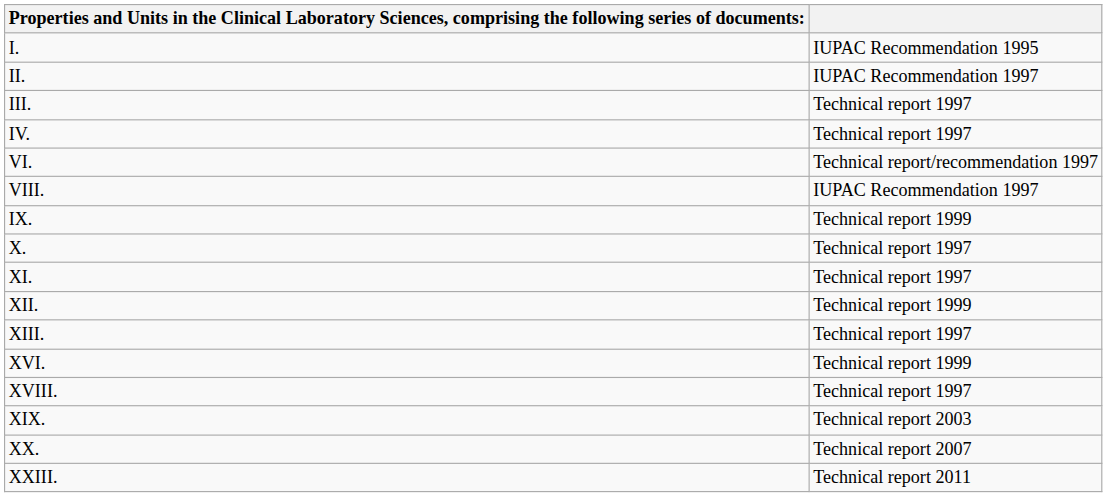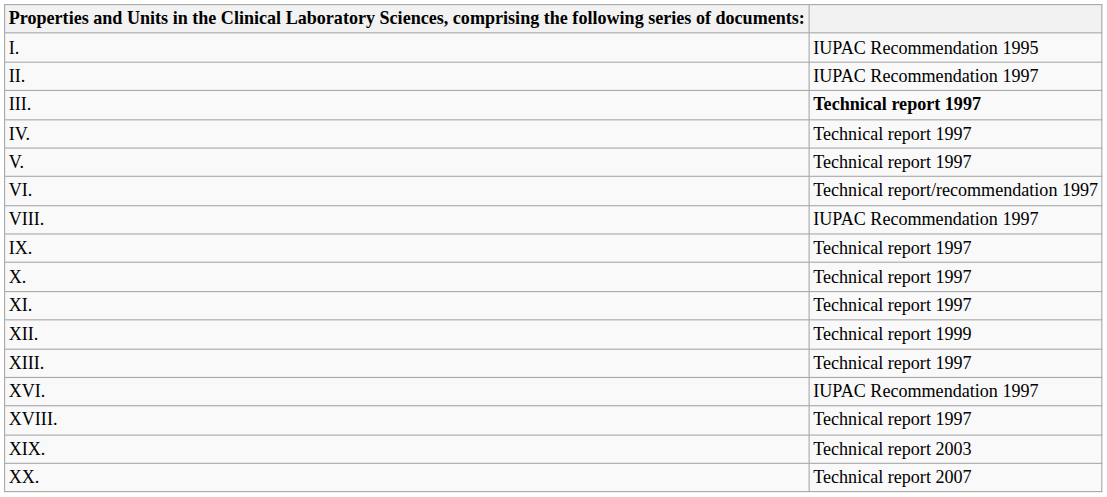(892, 104) normal -> (897, 104) bold
+ row: (16, 162)
(892, 219) Technical report 1999 -> (892, 248) Technical report 1997
(892, 362) Technical report 1999 -> (926, 391) IUPAC Recommendation 1997
- row: (33, 477)
